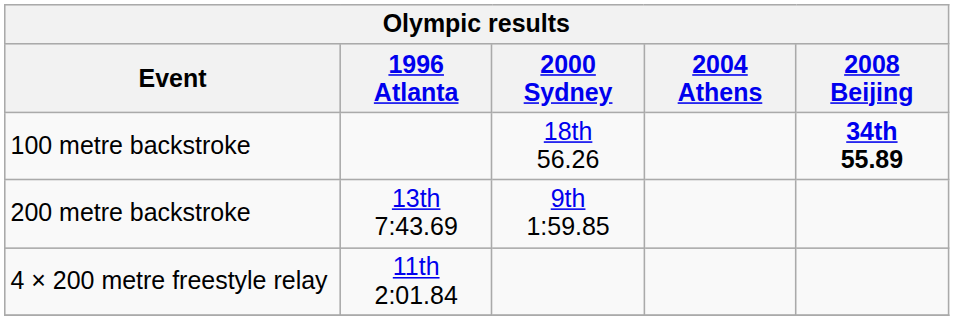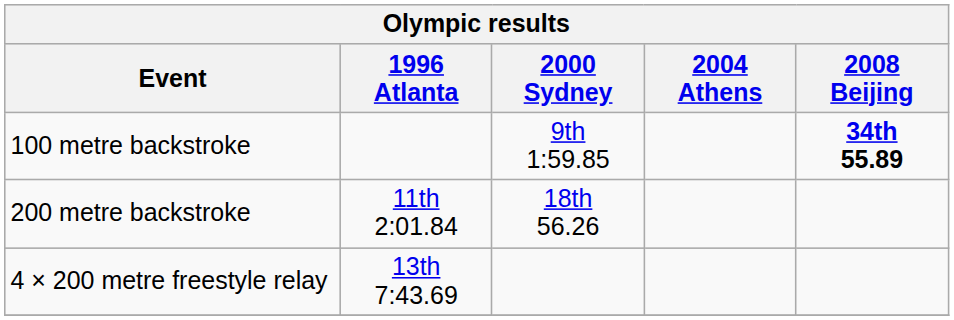(568, 145) 18th 56.26 -> (568, 145) 9th 1:59.85
(416, 213) 13th 7:43.69 -> (416, 213) 11th 2:01.84
(568, 213) 9th 1:59.85 -> (568, 213) 18th 56.26
(416, 280) 11th 2:01.84 -> (416, 280) 13th 7:43.69
